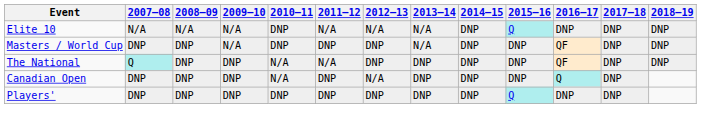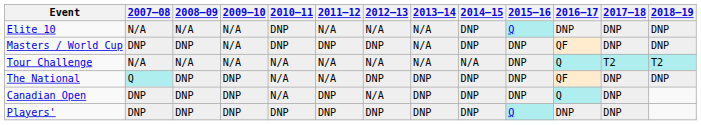+ row: (50, 62)
